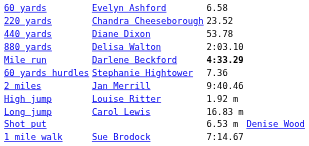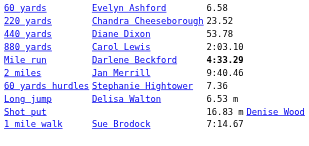(127, 47) Delisa Walton -> (121, 47) Carol Lewis
rows swapped: (23, 86) <-> (47, 73)
- row: (28, 99)
(121, 112) Carol Lewis -> (127, 99) Delisa Walton
(225, 112) 16.83 m -> (222, 99) 6.53 m
(222, 124) 6.53 m -> (225, 112) 16.83 m
